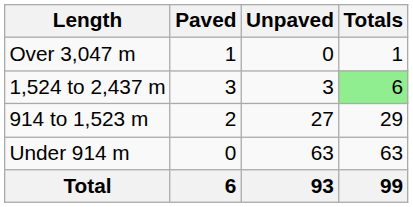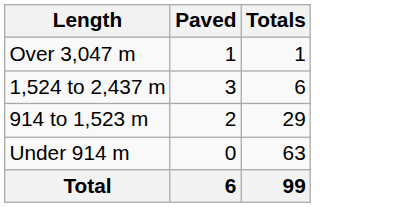- column: (290, 20)
(397, 86) lightgreen background -> (300, 86) no background
